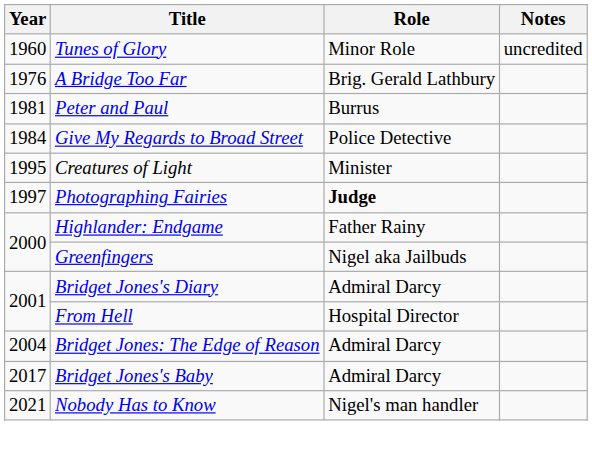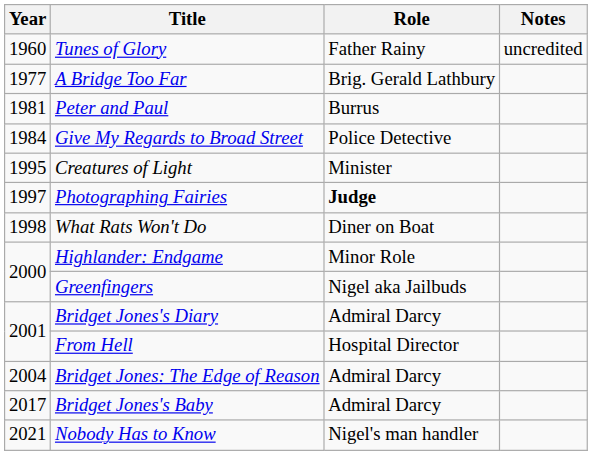(372, 49) Minor Role -> (377, 49) Father Rainy
(28, 78) 1976 -> (28, 78) 1977
+ row: (131, 227)
(377, 227) Father Rainy -> (372, 256) Minor Role
